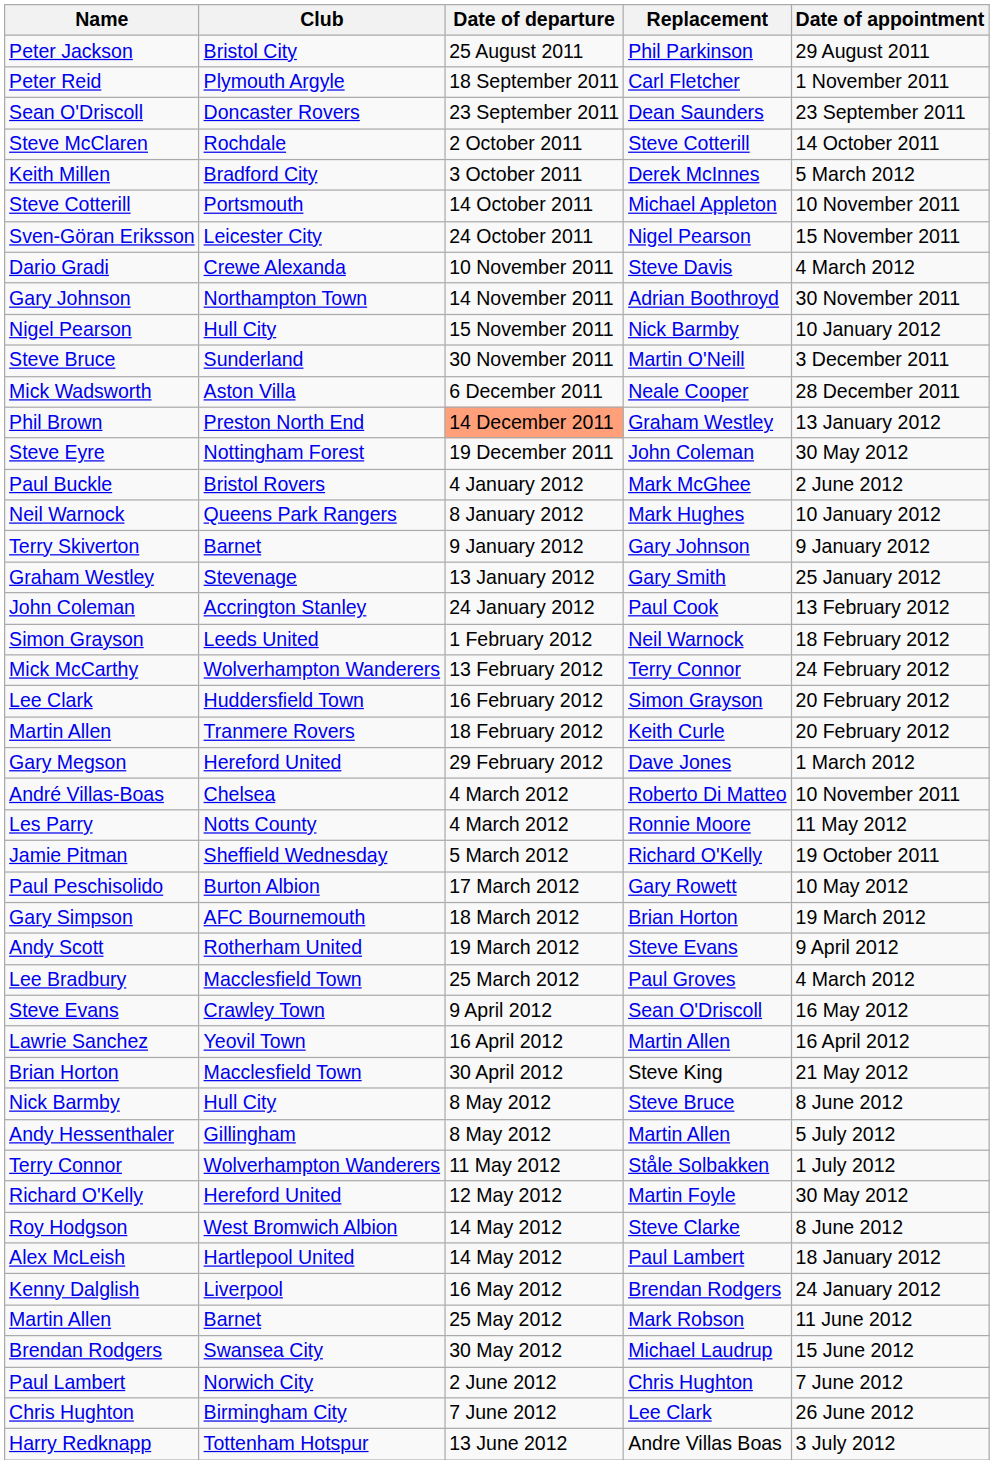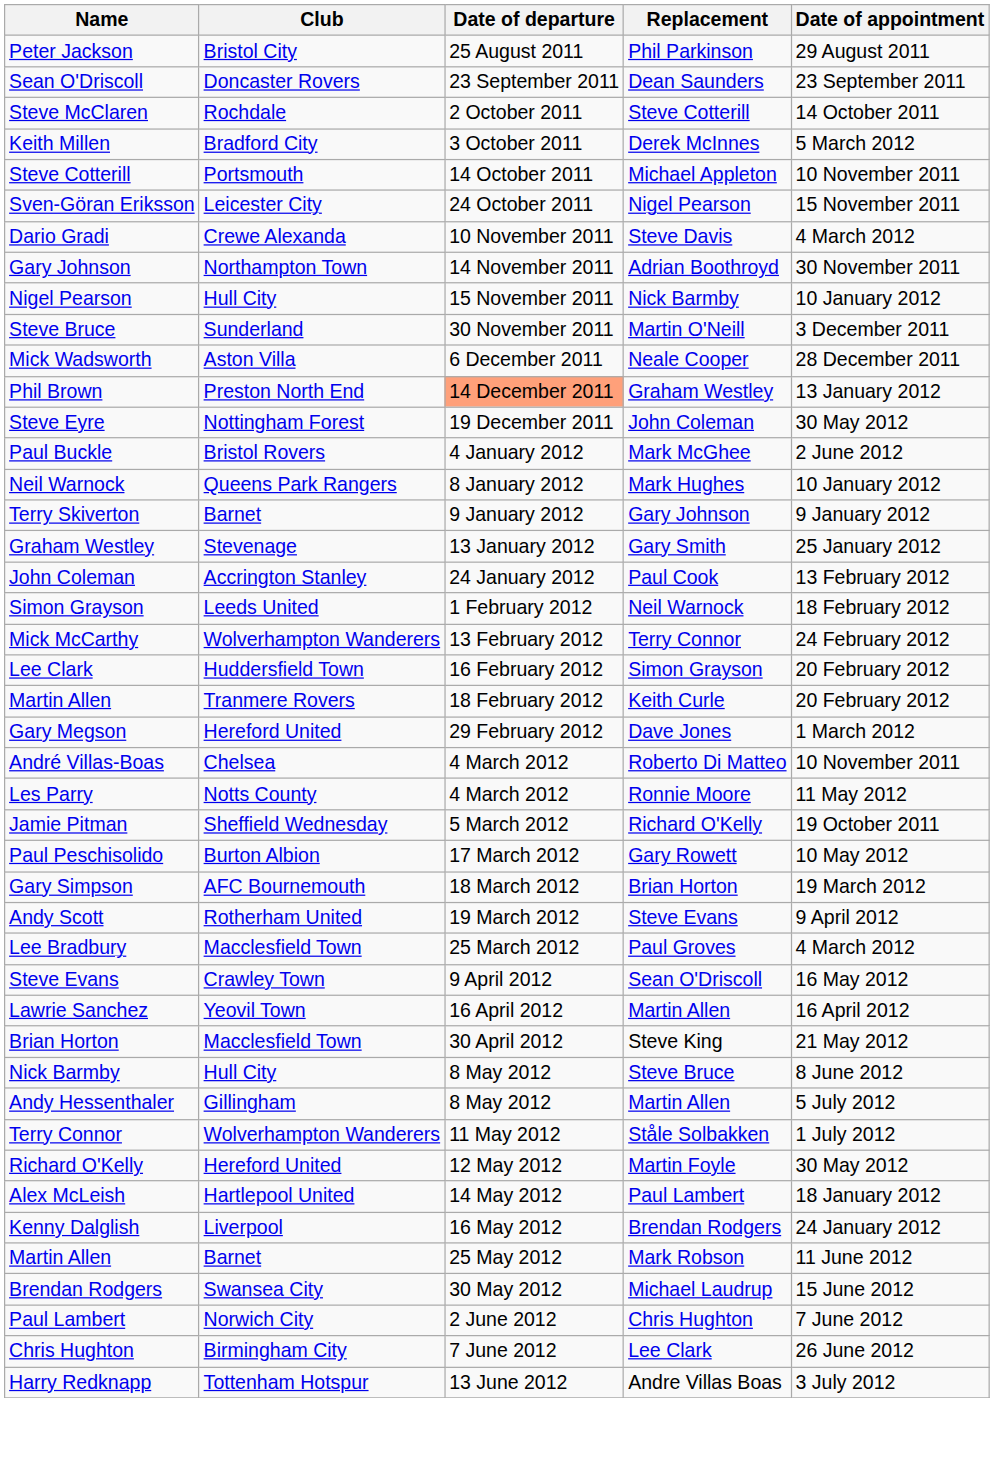- row: (55, 81)
- row: (68, 1227)
